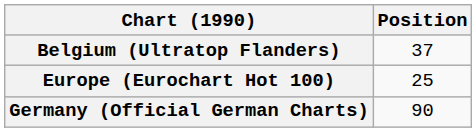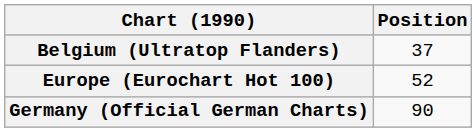(423, 81) 25 -> (423, 81) 52
